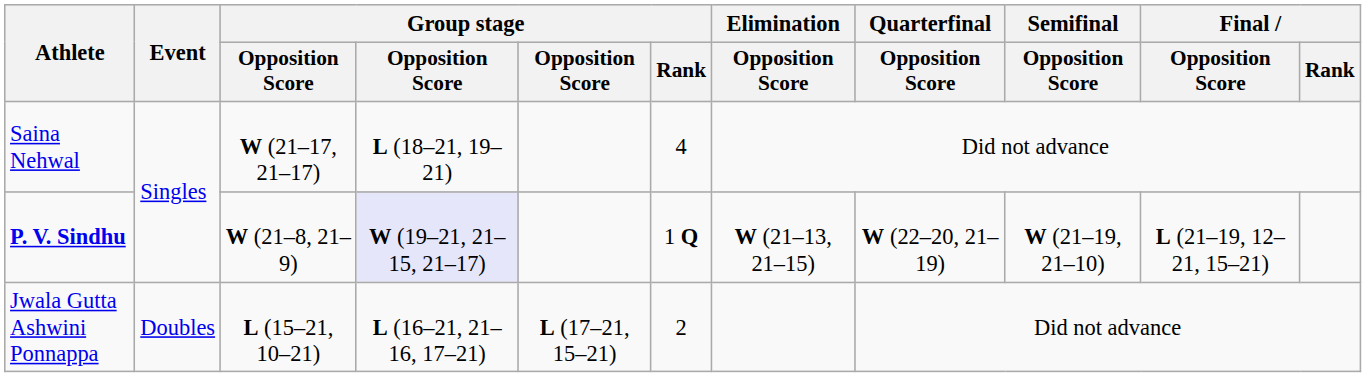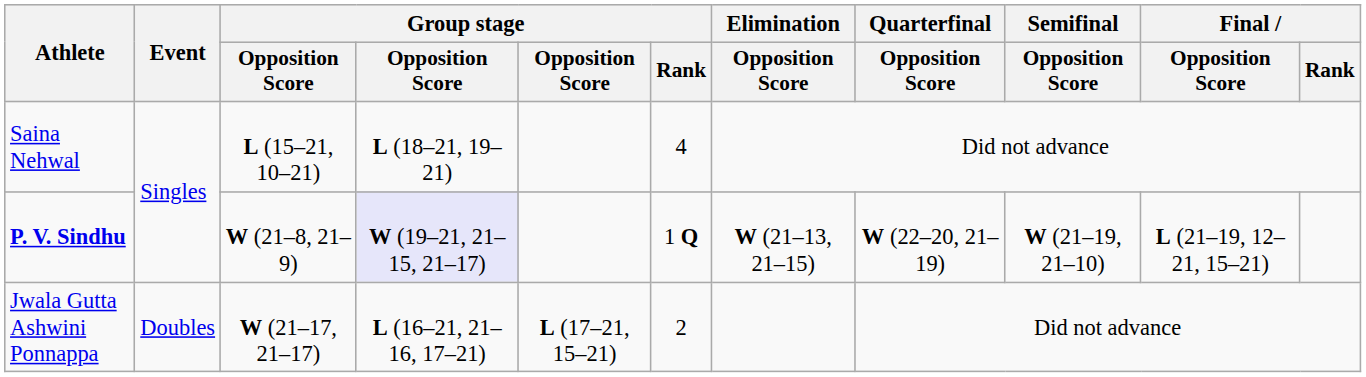(288, 160) W (21–17, 21–17) -> (288, 160) L (15–21, 10–21)
(288, 340) L (15–21, 10–21) -> (288, 340) W (21–17, 21–17)
